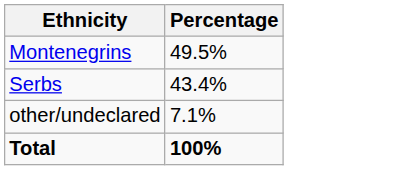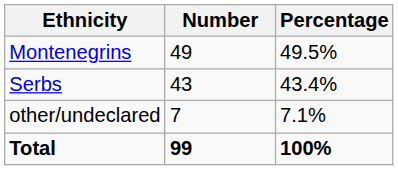+ column: (220, 20)
